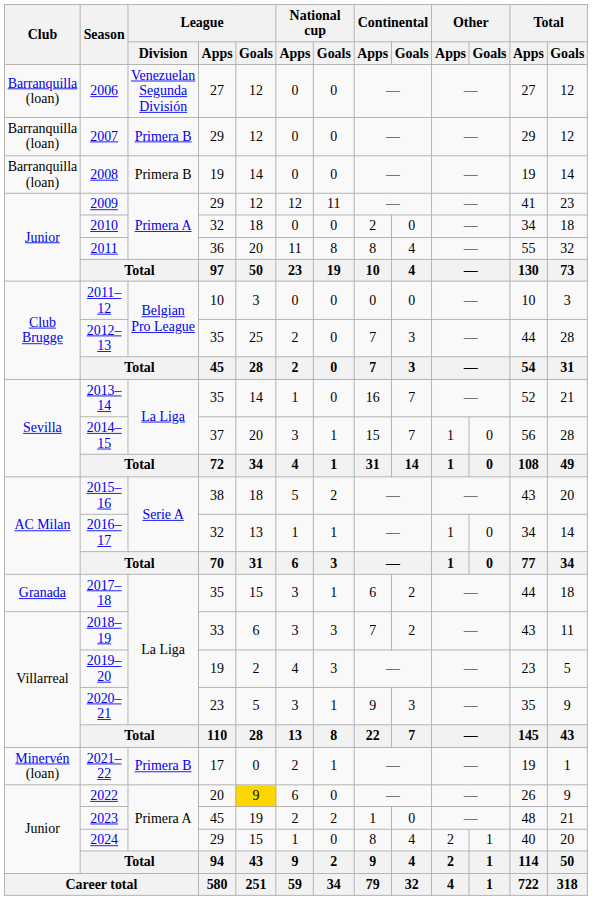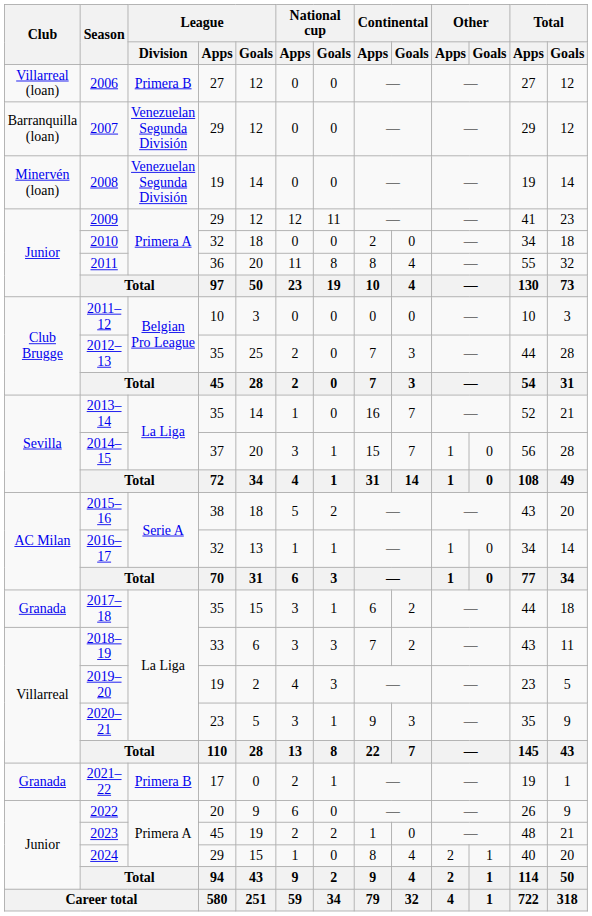(42, 91) Barranquilla (loan) -> (42, 83) Villarreal (loan)
(163, 91) Venezuelan Segunda División -> (163, 83) Primera B
(163, 136) Primera B -> (163, 128) Venezuelan Segunda División
(42, 174) Barranquilla (loan) -> (42, 182) Minervén (loan)
(163, 174) Primera B -> (163, 182) Venezuelan Segunda División
(42, 766) Minervén (loan) -> (42, 781) Granada
(256, 795) gold background -> (256, 811) no background
